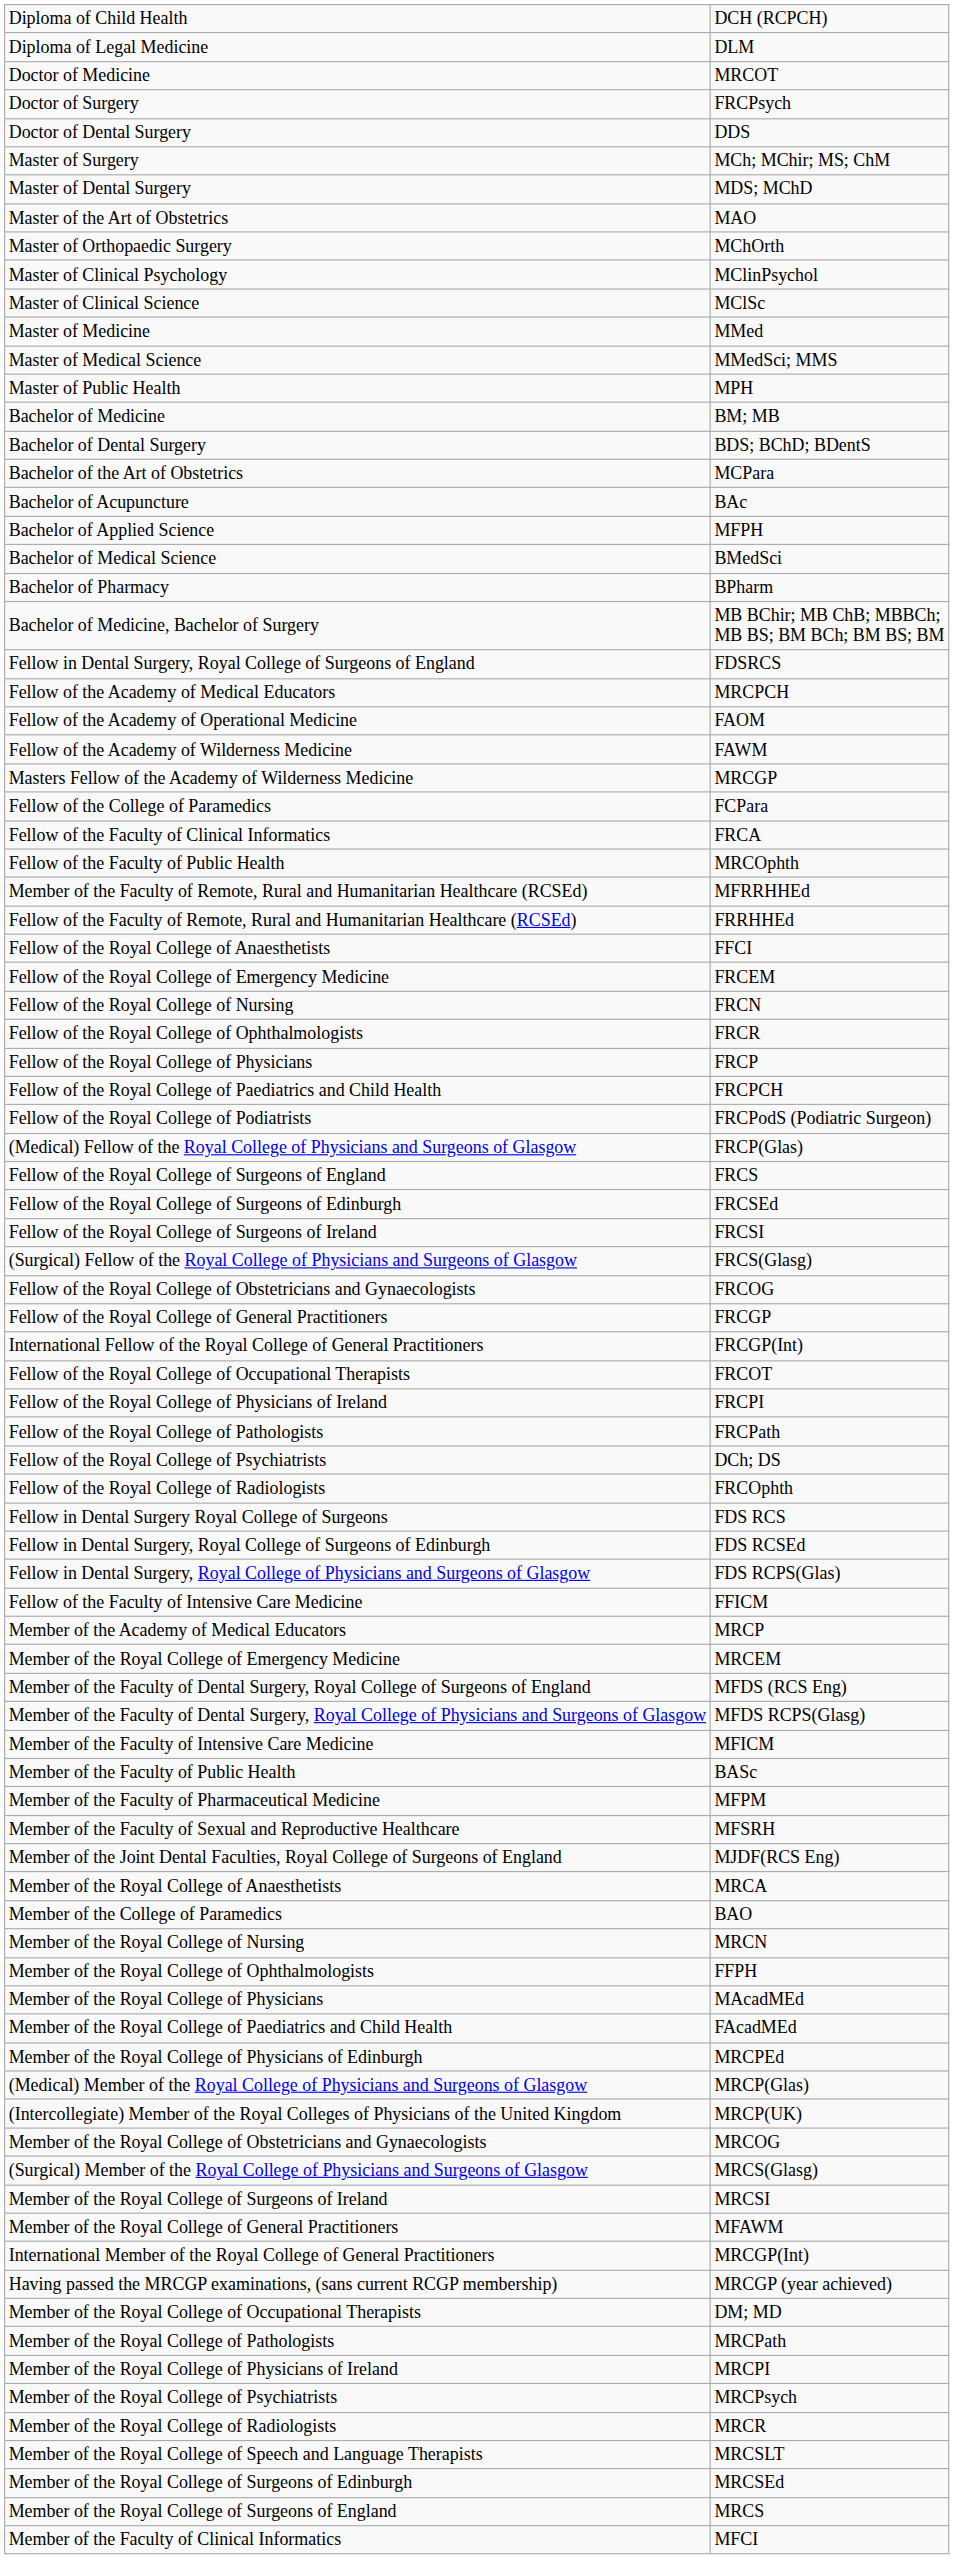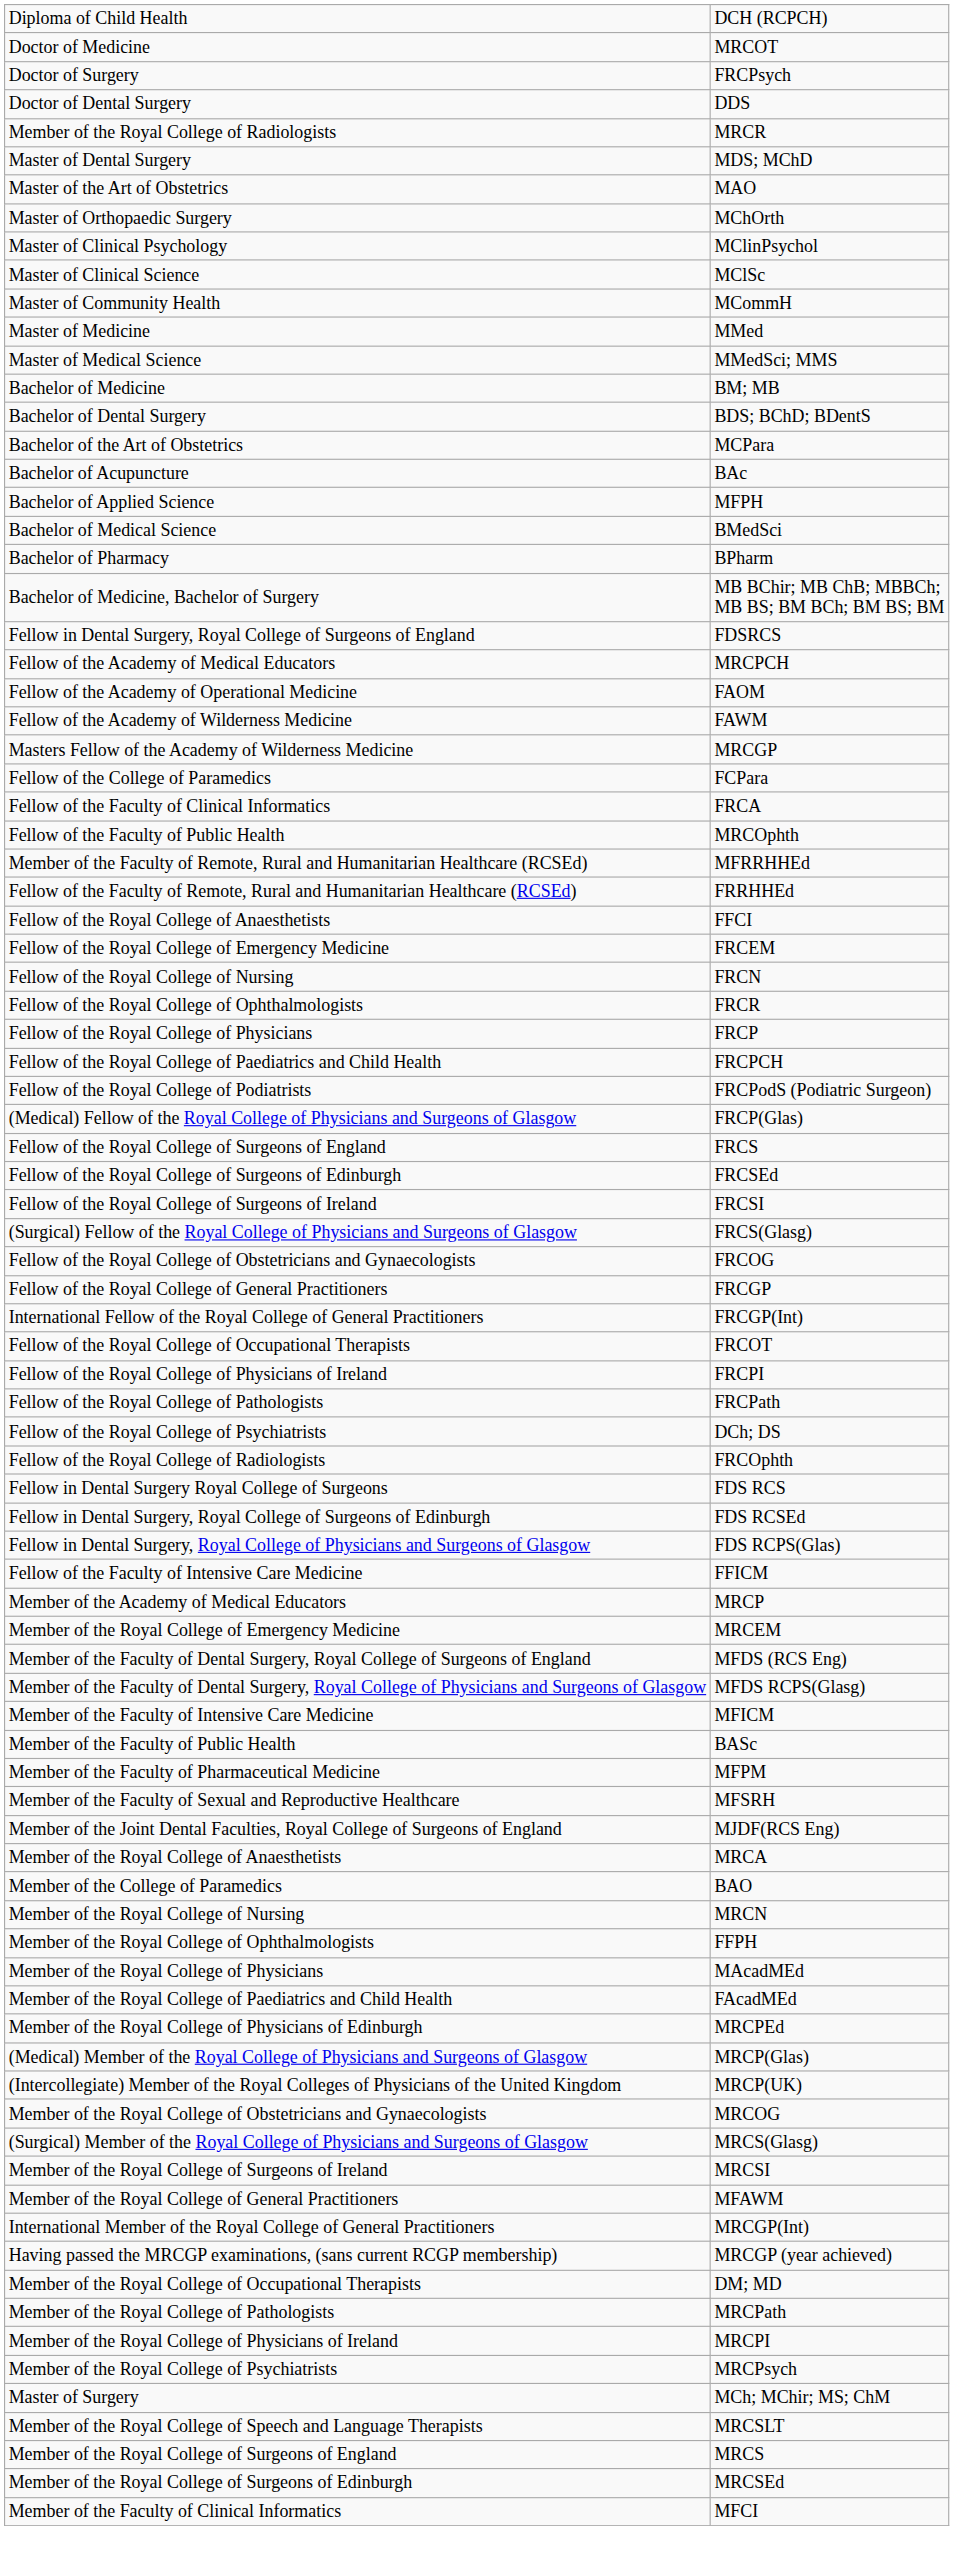- row: (108, 47)
rows swapped: (74, 160) <-> (172, 2426)
+ row: (114, 302)
- row: (95, 388)
rows swapped: (203, 2511) <-> (210, 2482)
